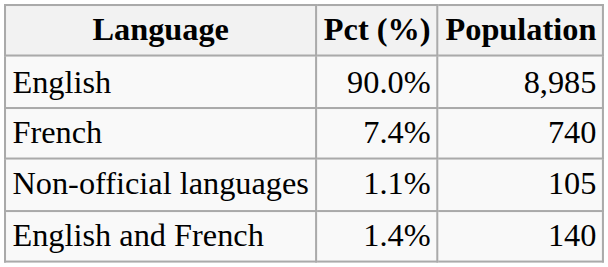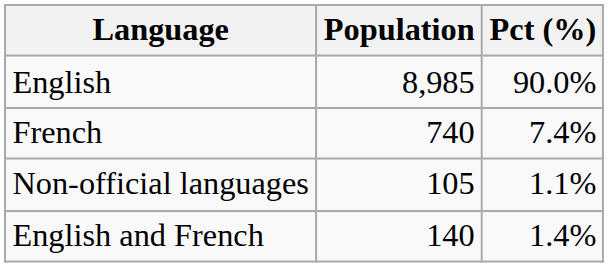columns swapped: (521, 30) <-> (377, 30)
